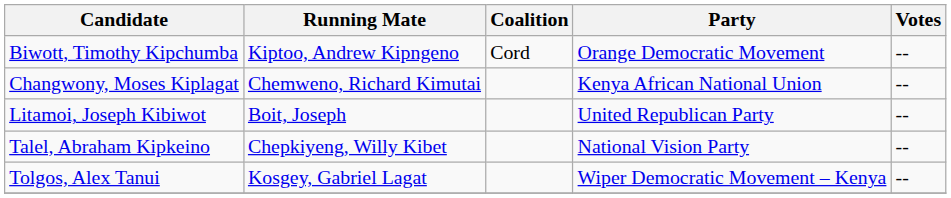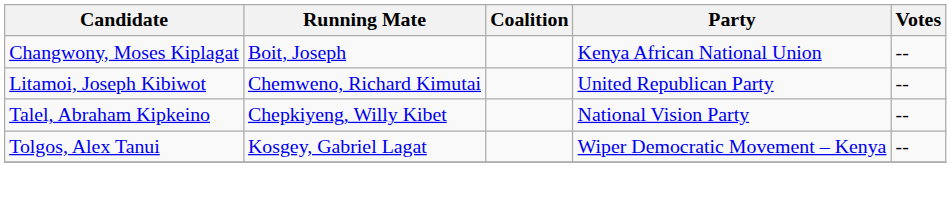- row: (124, 51)
(364, 83) Chemweno, Richard Kimutai -> (297, 51) Boit, Joseph
(297, 114) Boit, Joseph -> (364, 83) Chemweno, Richard Kimutai
